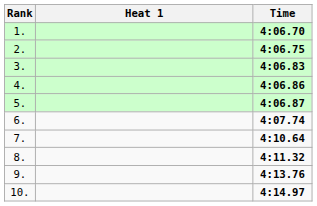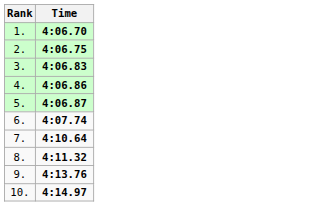- column: (144, 13)
